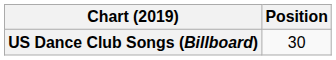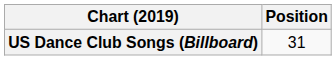(297, 42) 30 -> (297, 42) 31
